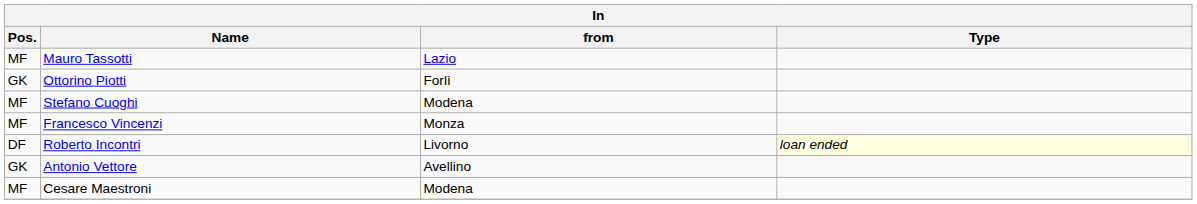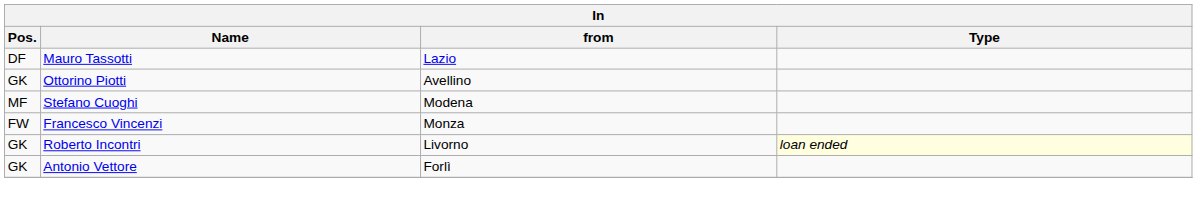(18, 59) MF -> (17, 59) DF
(437, 81) Forlì -> (447, 81) Avellino
(18, 124) MF -> (18, 124) FW
(17, 145) DF -> (18, 145) GK
(447, 167) Avellino -> (437, 167) Forlì
- row: (97, 189)
